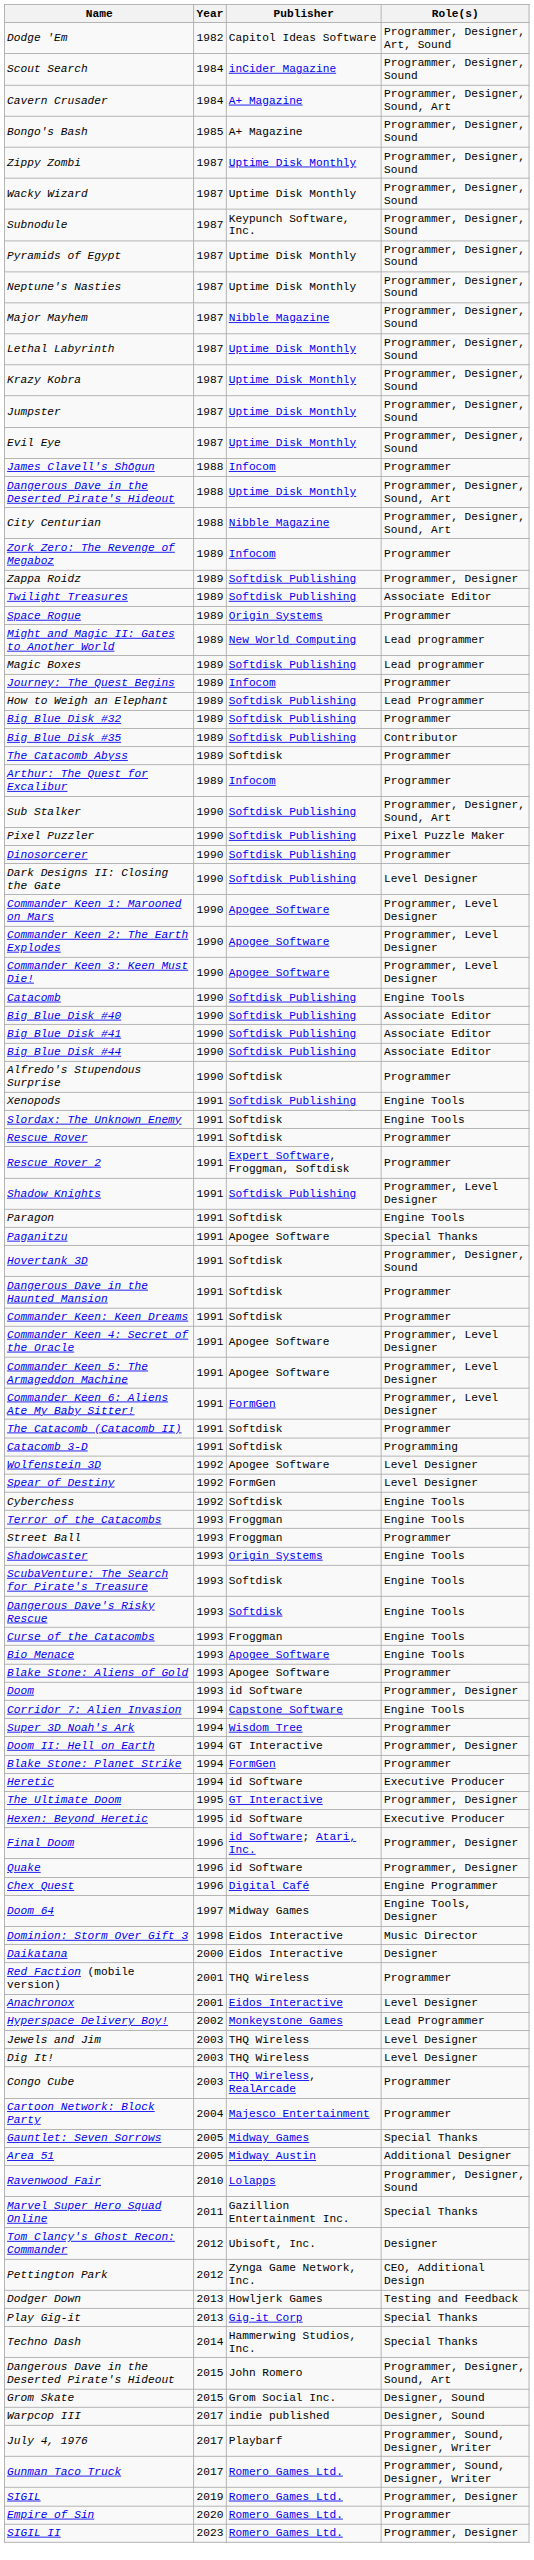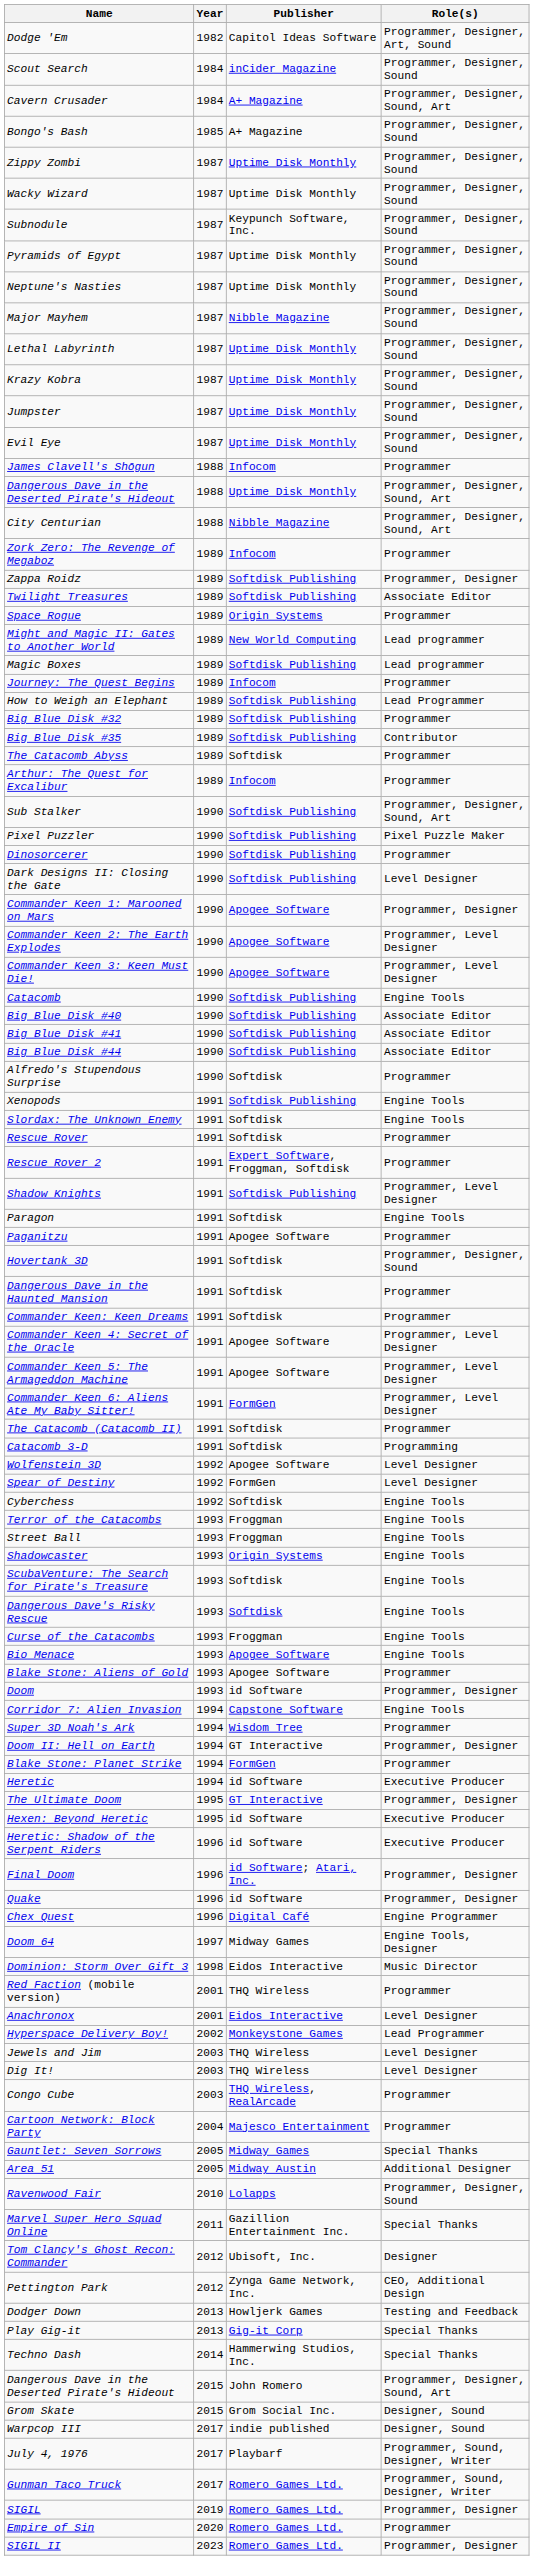(441, 910) Programmer, Level Designer -> (451, 910) Programmer, Designer
(431, 1236) Special Thanks -> (418, 1236) Programmer
(418, 1538) Programmer -> (424, 1538) Engine Tools
+ row: (81, 1843)
- row: (37, 1954)
